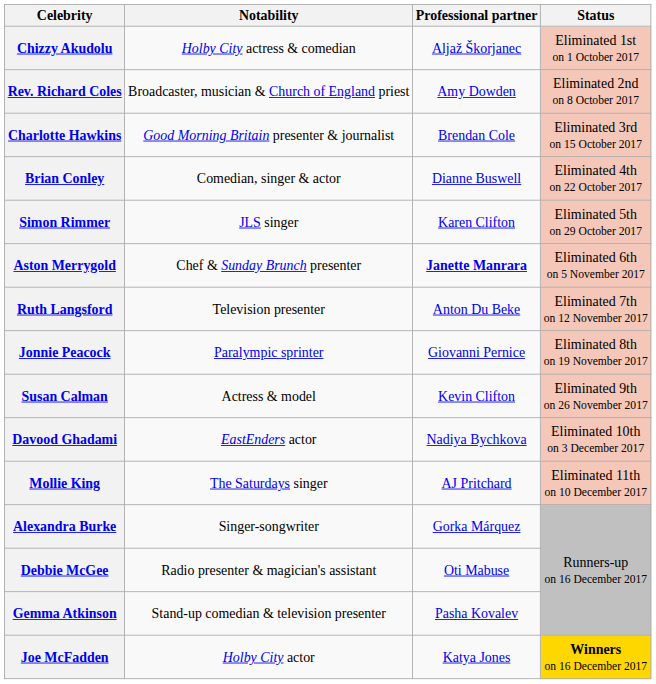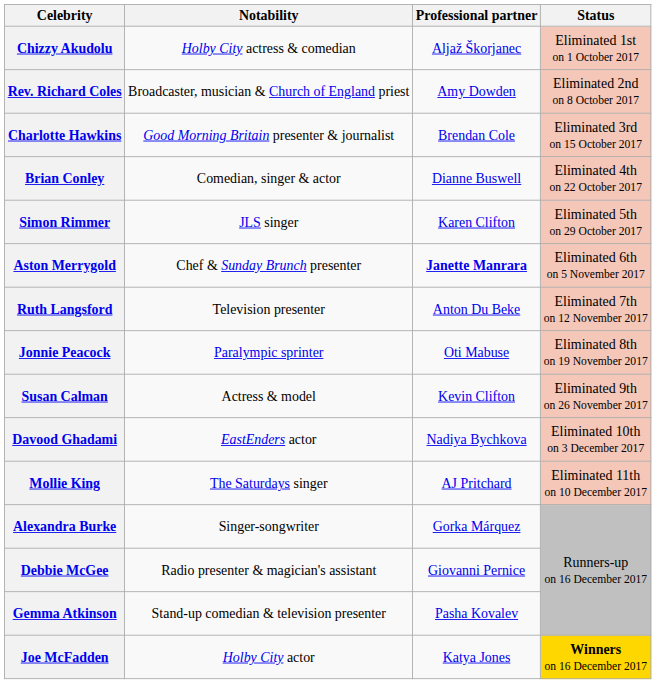(477, 352) Giovanni Pernice -> (477, 352) Oti Mabuse
(477, 570) Oti Mabuse -> (477, 570) Giovanni Pernice
